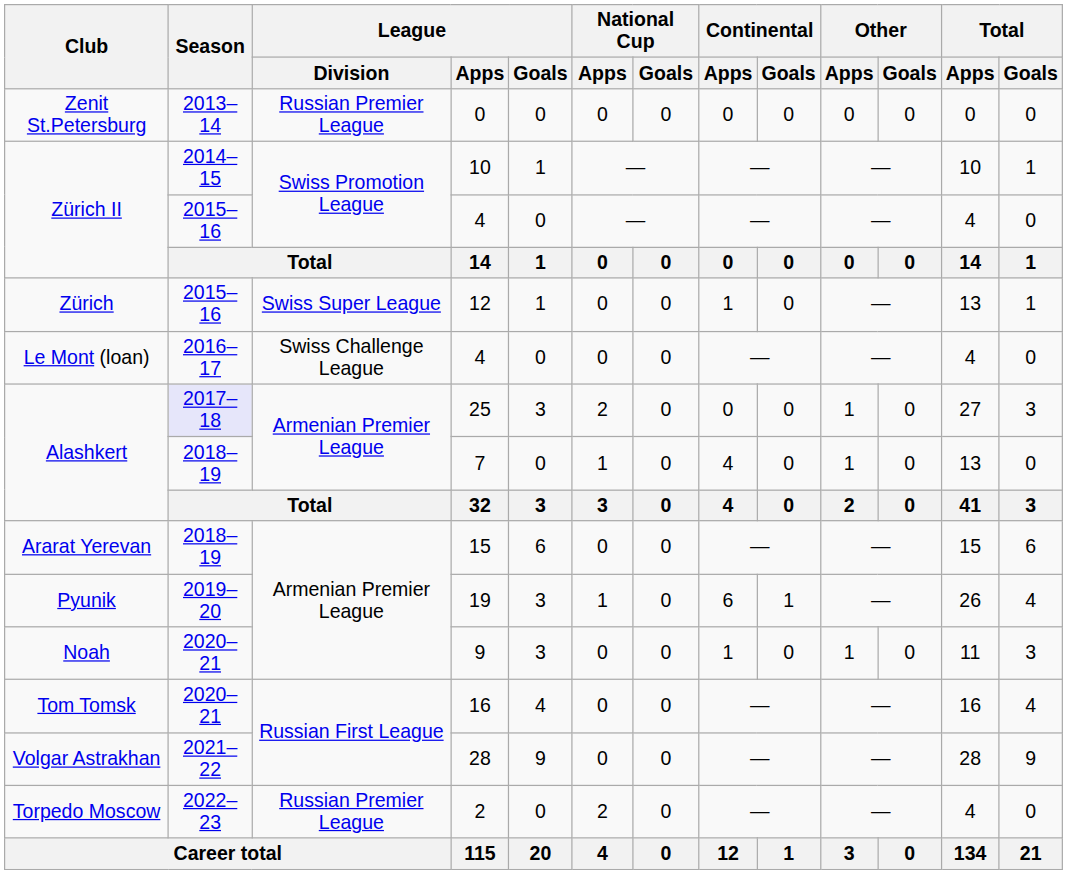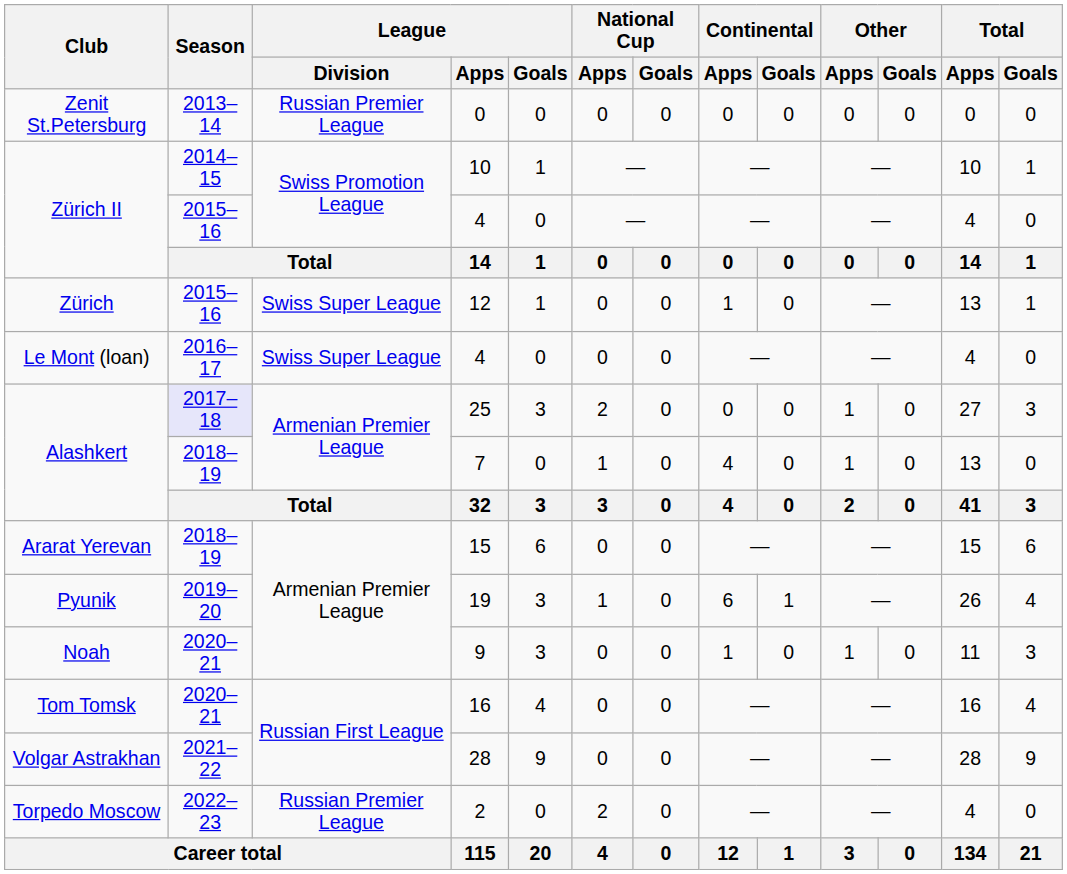(351, 357) Swiss Challenge League -> (351, 357) Swiss Super League
